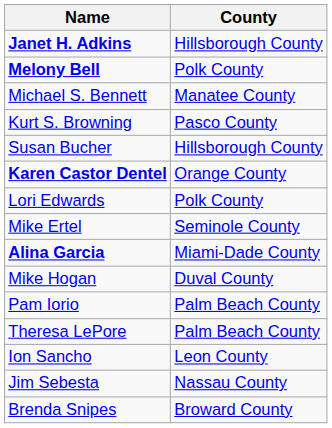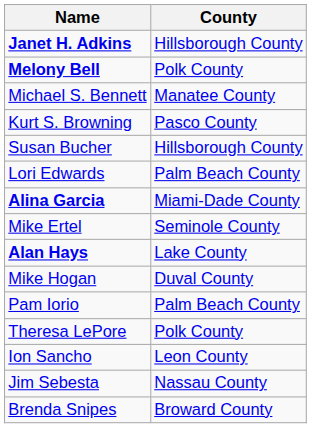- row: (88, 174)
(219, 200) Polk County -> (227, 174) Palm Beach County
rows swapped: (45, 226) <-> (56, 252)
+ row: (48, 252)
(247, 331) Palm Beach County -> (199, 331) Polk County
